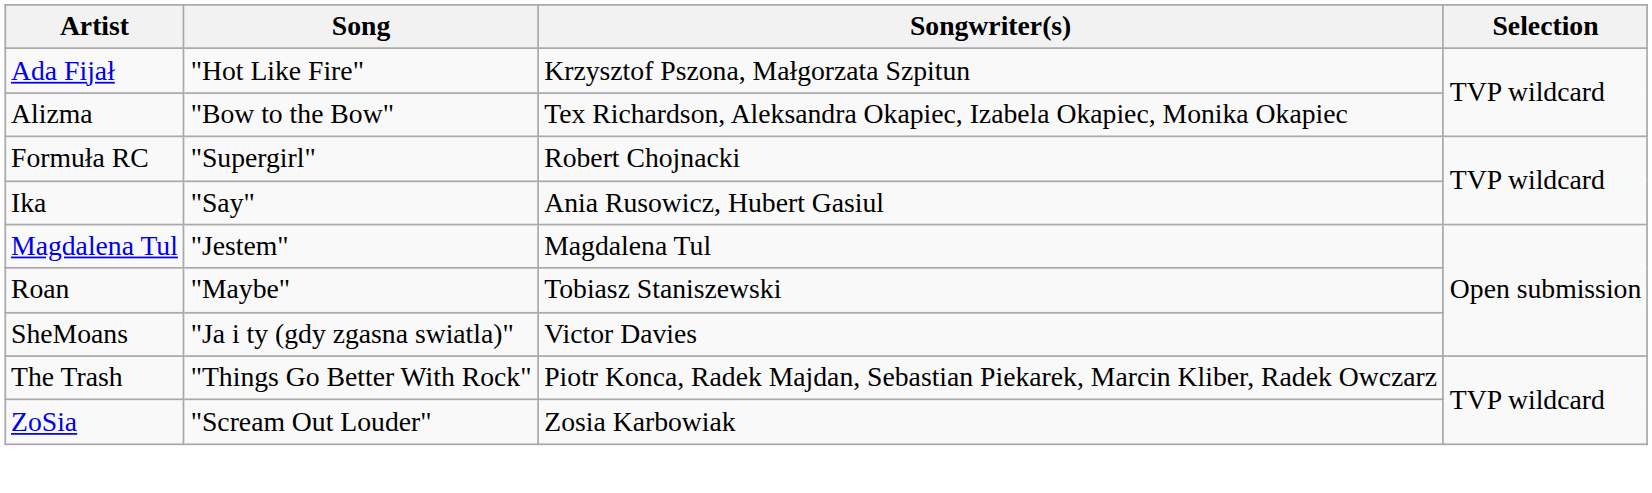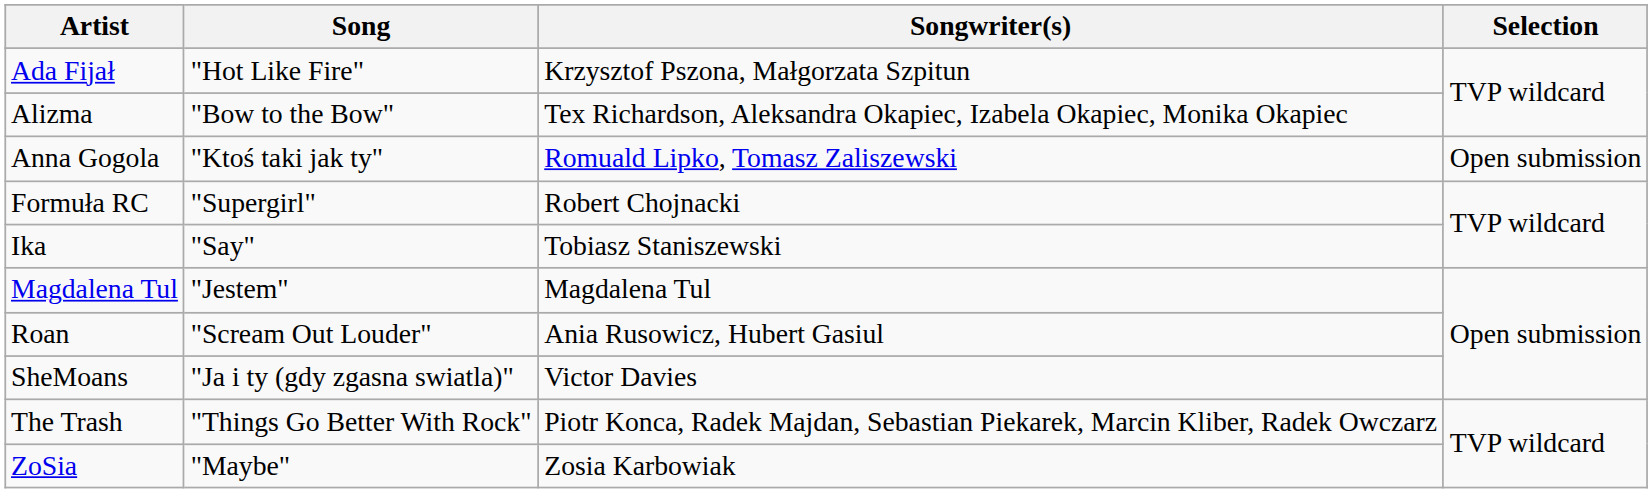+ row: (85, 158)
(714, 202) Ania Rusowicz, Hubert Gasiul -> (663, 245) Tobiasz Staniszewski
(240, 289) "Maybe" -> (311, 333) "Scream Out Louder"
(663, 289) Tobiasz Staniszewski -> (714, 333) Ania Rusowicz, Hubert Gasiul
(311, 421) "Scream Out Louder" -> (240, 465) "Maybe"
